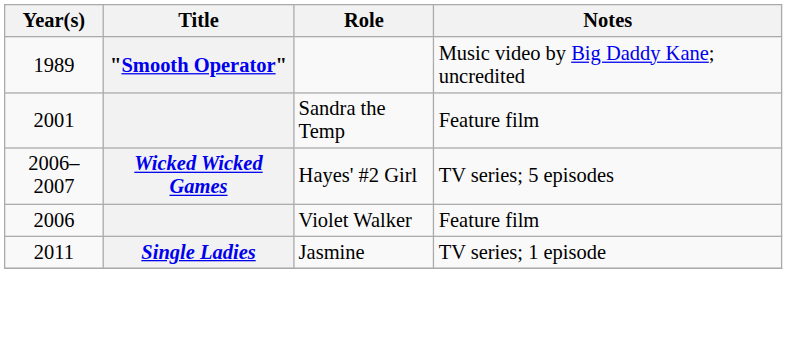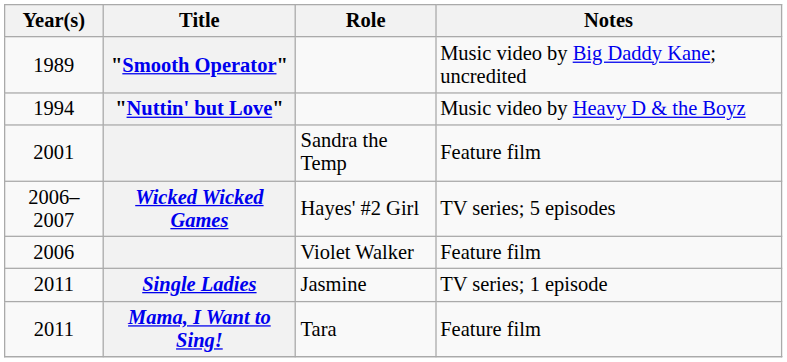+ row: (54, 108)
+ row: (54, 328)
